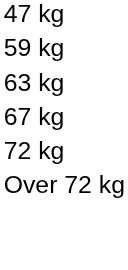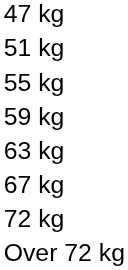+ row: (34, 48)
+ row: (34, 82)
